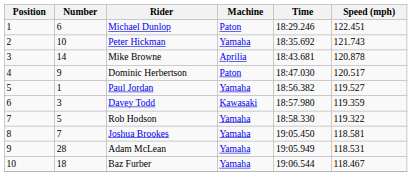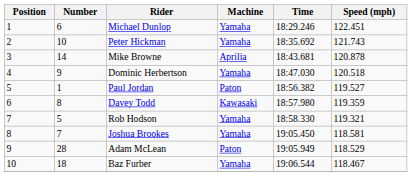(230, 27) Paton -> (235, 27) Yamaha
(230, 73) Paton -> (235, 73) Yamaha
(349, 73) 120.517 -> (349, 73) 120.518
(235, 88) Yamaha -> (230, 88) Paton
(59, 103) 3 -> (59, 103) 8
(349, 118) 119.322 -> (349, 118) 119.321
(235, 149) Yamaha -> (230, 149) Paton
(349, 149) 118.531 -> (349, 149) 118.529
